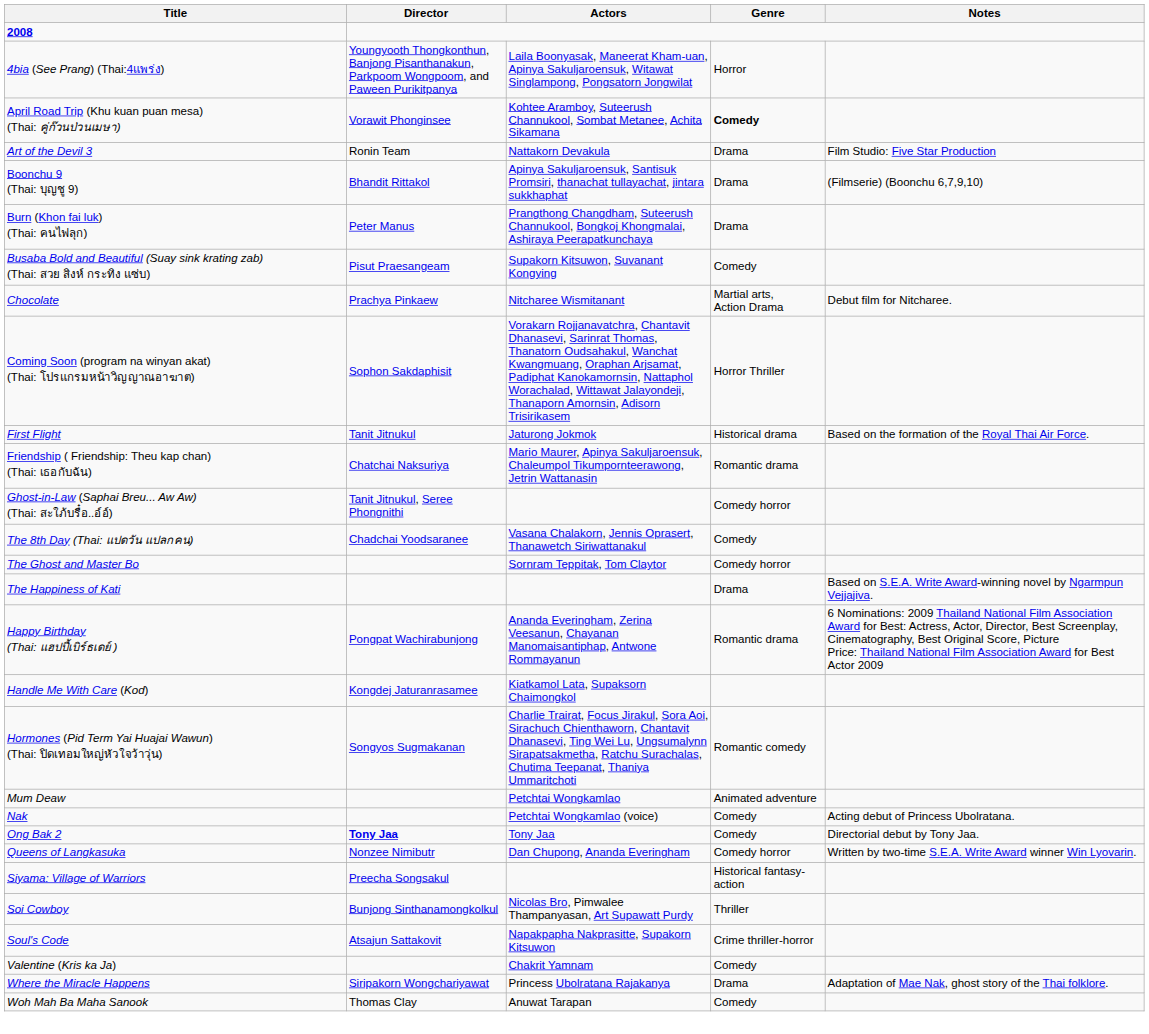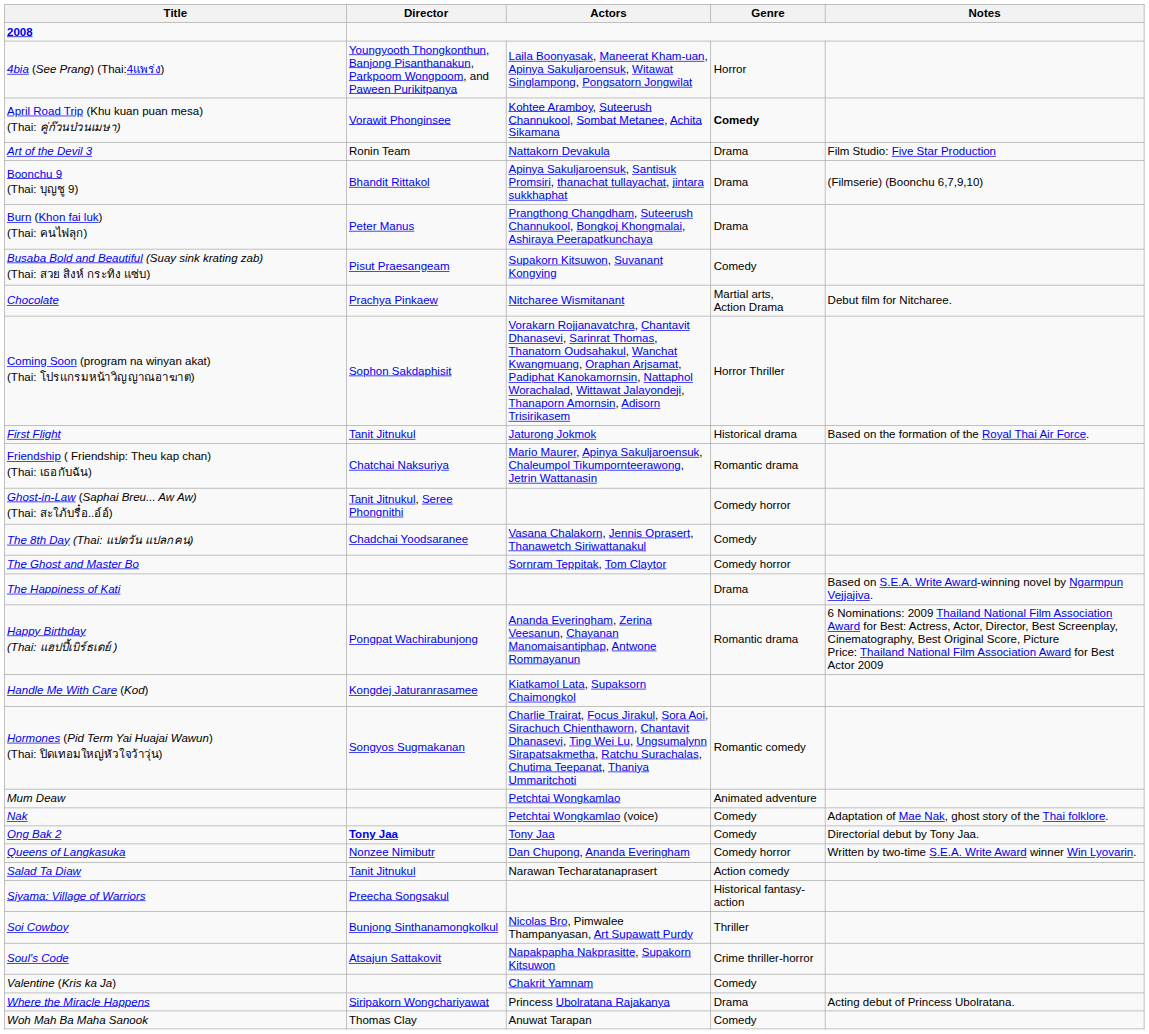(921, 816) Acting debut of Princess Ubolratana. -> (968, 816) Adaptation of Mae Nak, ghost story of the Thai folklore.
+ row: (44, 871)
(968, 983) Adaptation of Mae Nak, ghost story of the Thai folklore. -> (921, 1001) Acting debut of Princess Ubolratana.
